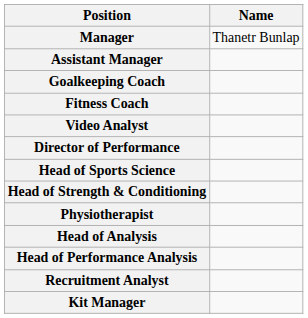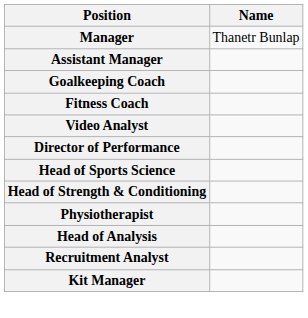- row: (107, 258)
